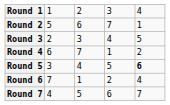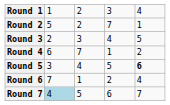(79, 25) 6 -> (79, 25) 2
(49, 94) no background -> (49, 94) lightblue background
